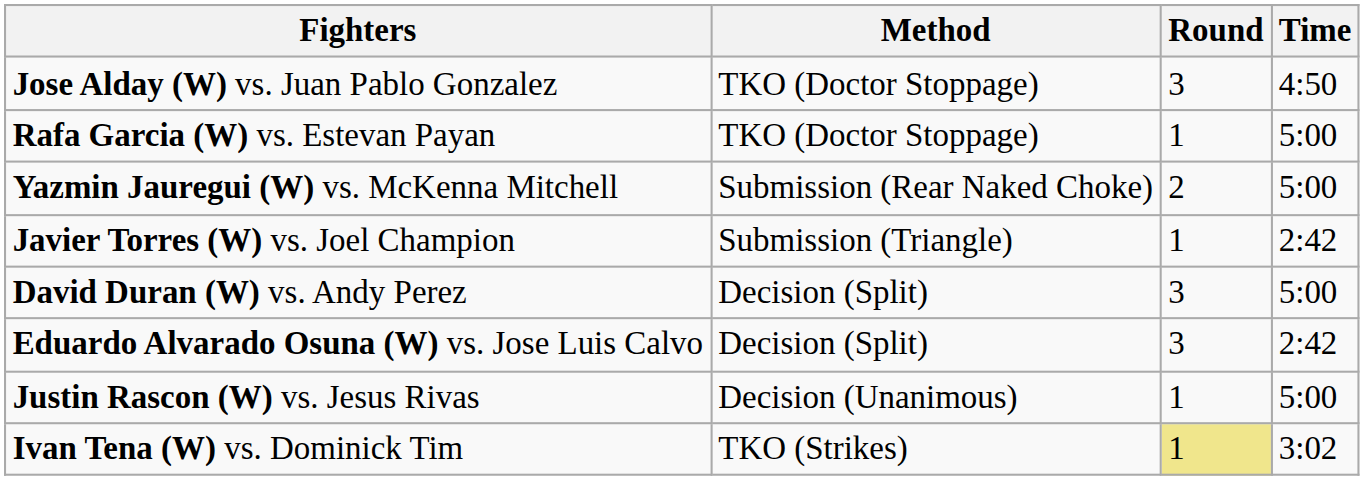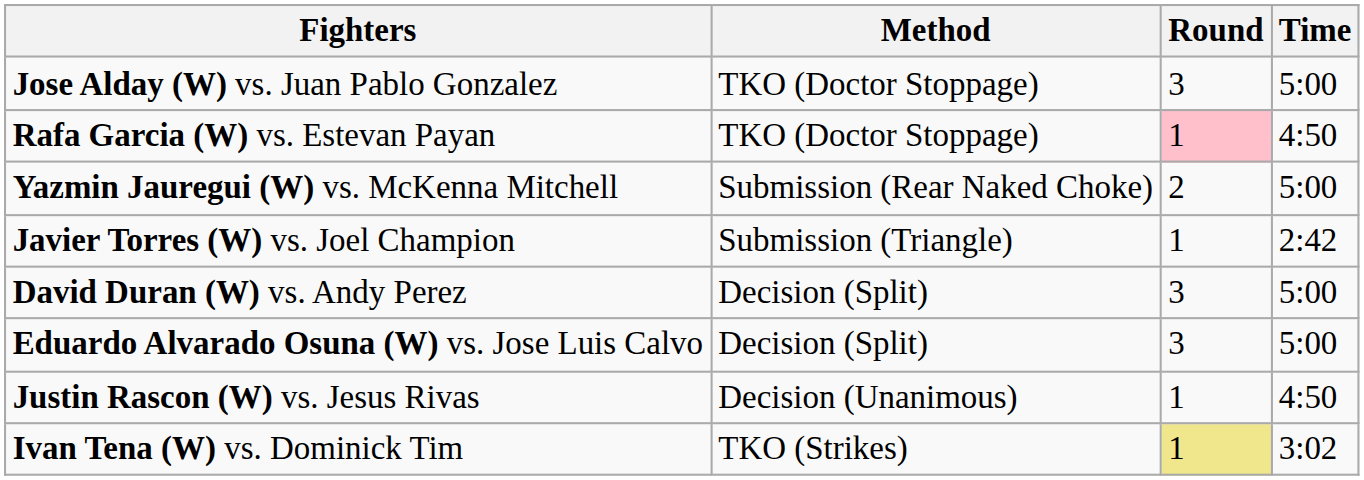(1308, 82) 4:50 -> (1308, 82) 5:00
(1177, 135) no background -> (1177, 135) pink background
(1308, 135) 5:00 -> (1308, 135) 4:50
(1308, 344) 2:42 -> (1308, 344) 5:00
(1308, 396) 5:00 -> (1308, 396) 4:50
